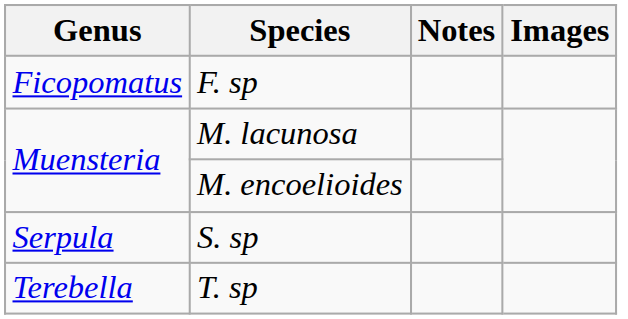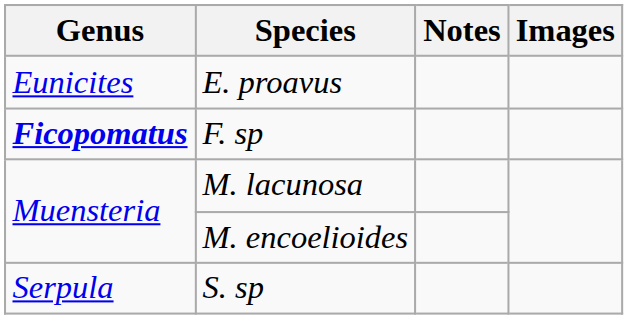+ row: (272, 81)
(97, 81) normal -> (100, 133) bold
- row: (227, 287)
